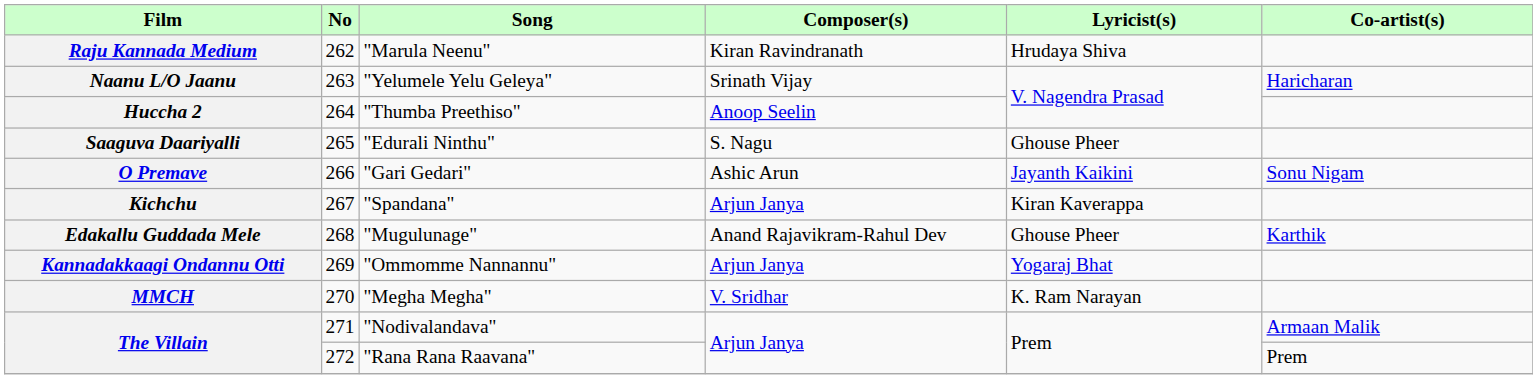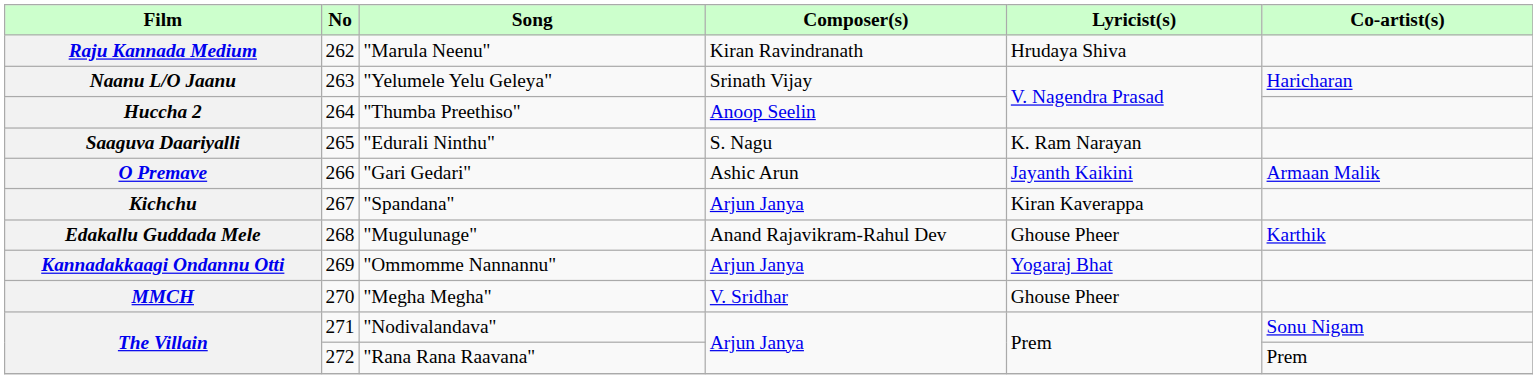(1065, 142) Ghouse Pheer -> (1076, 142) K. Ram Narayan
(1315, 173) Sonu Nigam -> (1323, 173) Armaan Malik
(1076, 296) K. Ram Narayan -> (1065, 296) Ghouse Pheer
(1323, 326) Armaan Malik -> (1315, 326) Sonu Nigam
